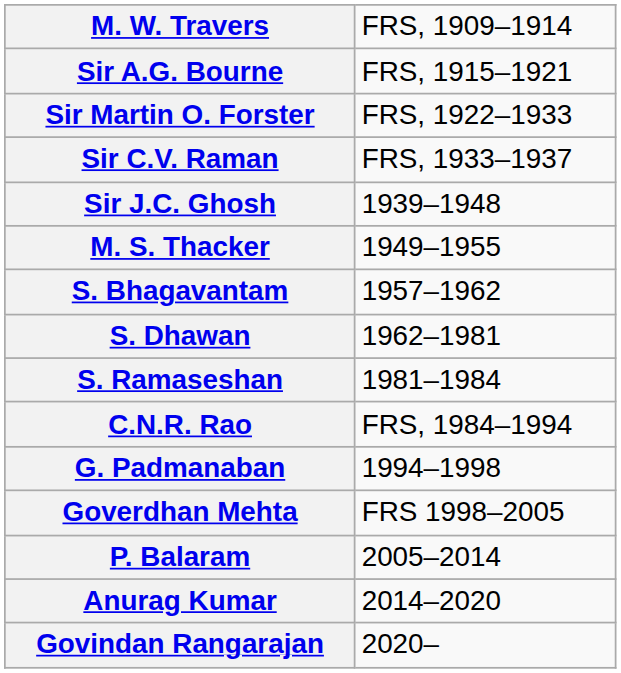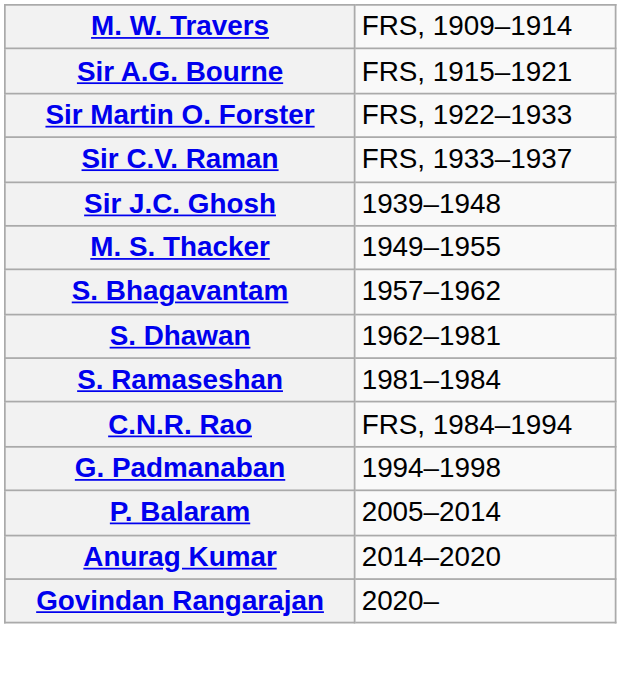- row: (180, 512)
